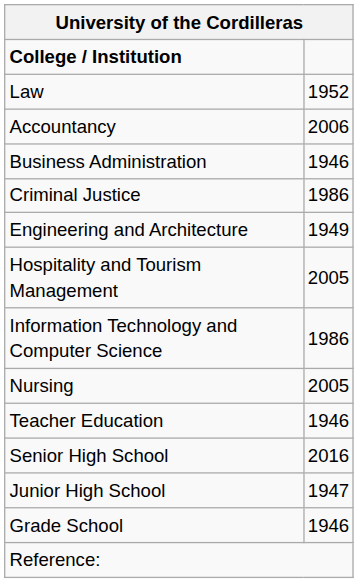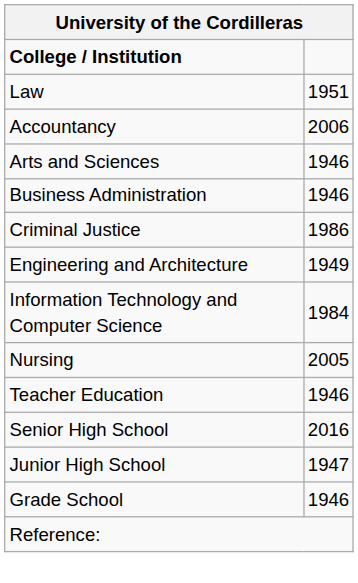(329, 92) 1952 -> (329, 92) 1951
+ row: (84, 161)
- row: (105, 278)
(329, 339) 1986 -> (329, 313) 1984
